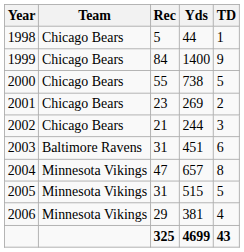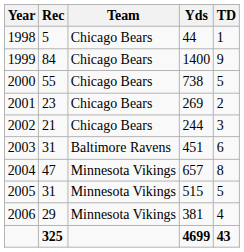columns swapped: (95, 15) <-> (165, 15)
